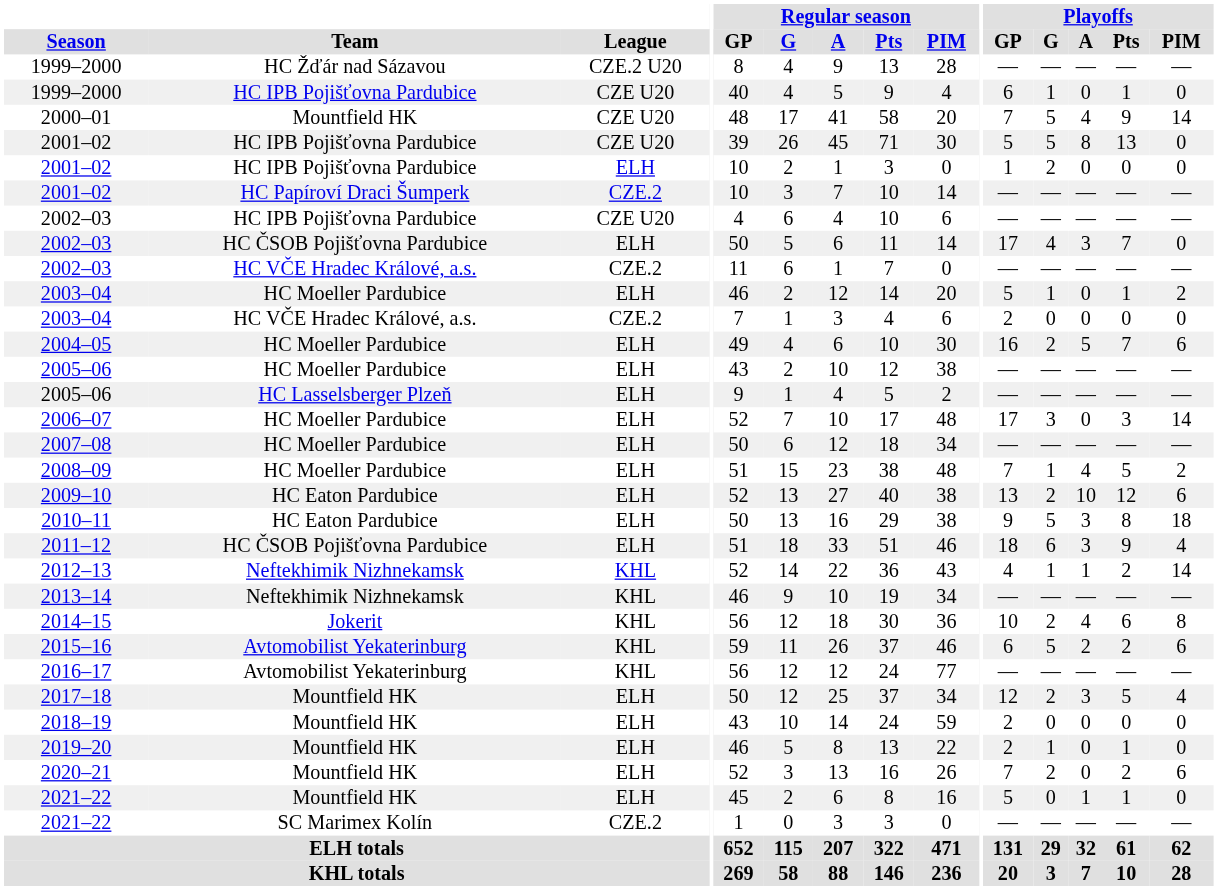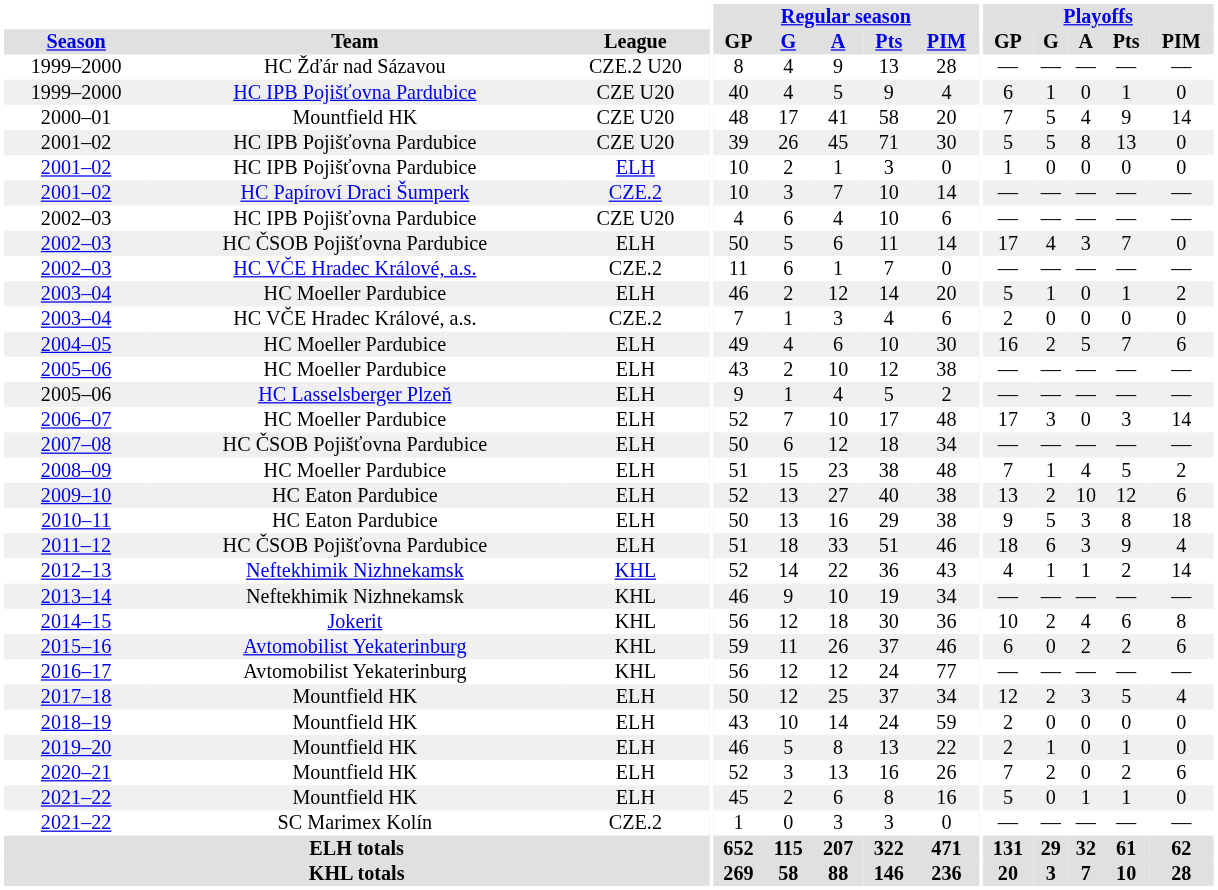(1051, 167) 2 -> (1051, 167) 0
(355, 444) HC Moeller Pardubice -> (355, 444) HC ČSOB Pojišťovna Pardubice
(1051, 646) 5 -> (1051, 646) 0
